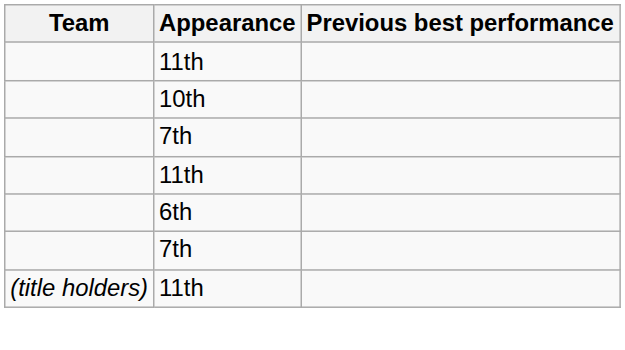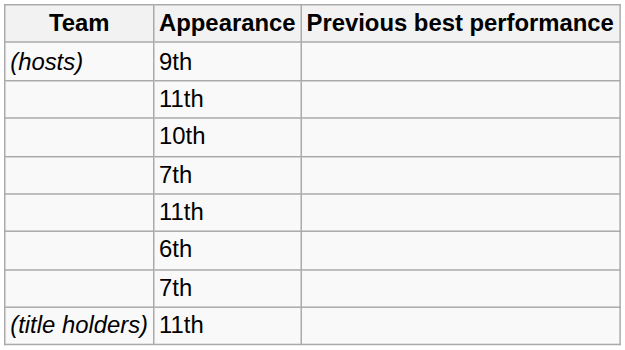+ row: (47, 61)
